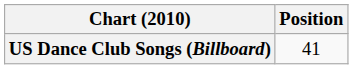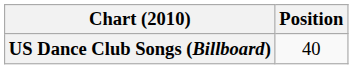(311, 48) 41 -> (311, 48) 40
